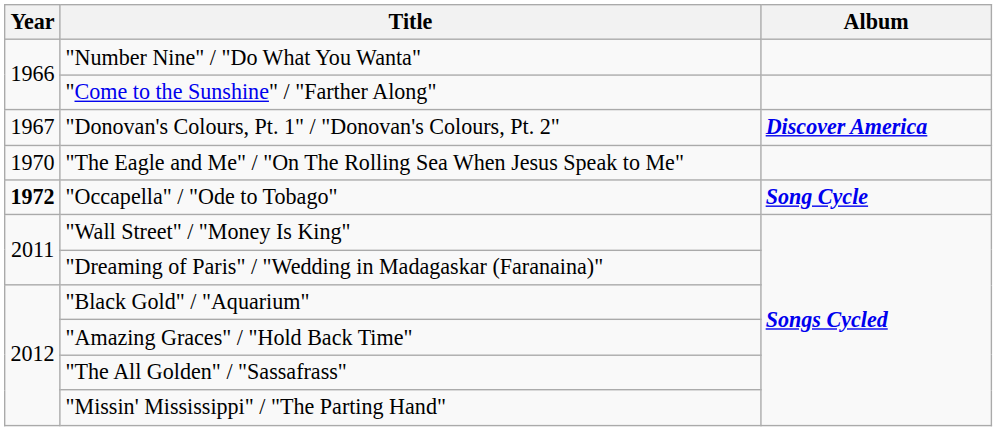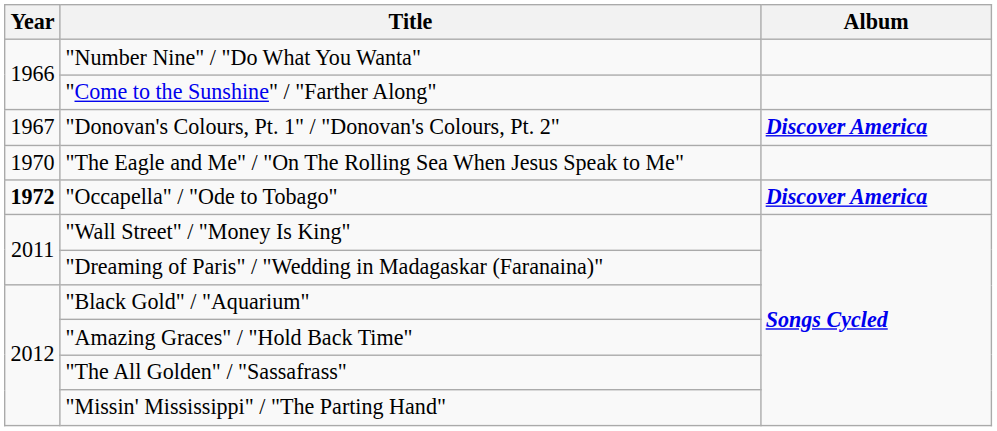(817, 197) Song Cycle -> (847, 197) Discover America
